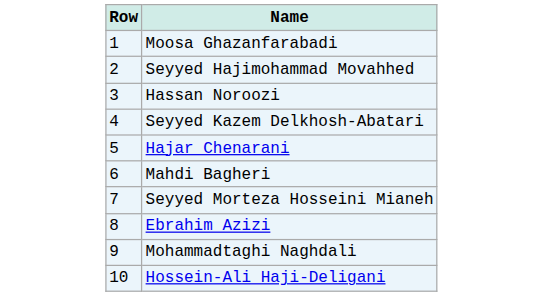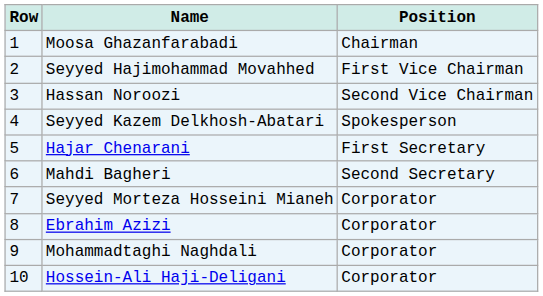+ column: (437, 18)
